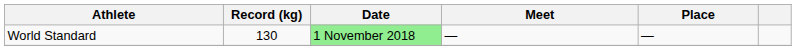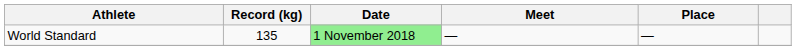(267, 35) 130 -> (267, 35) 135
